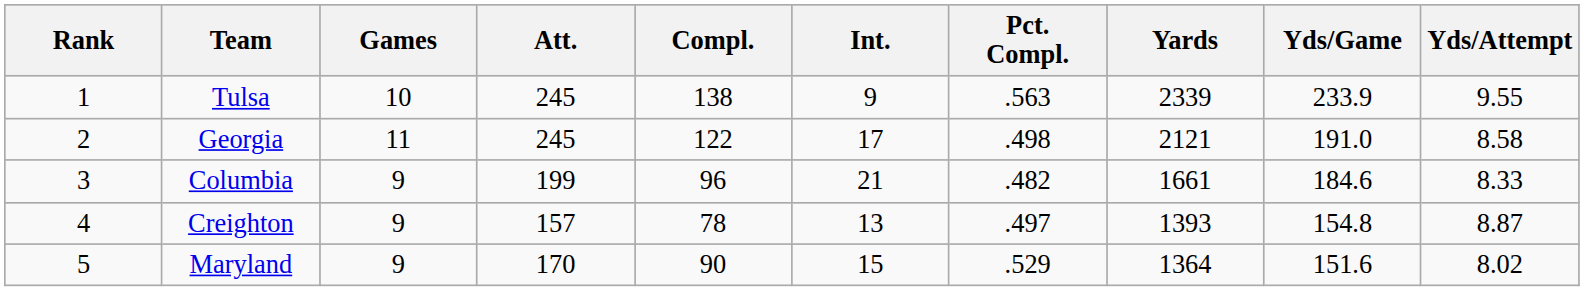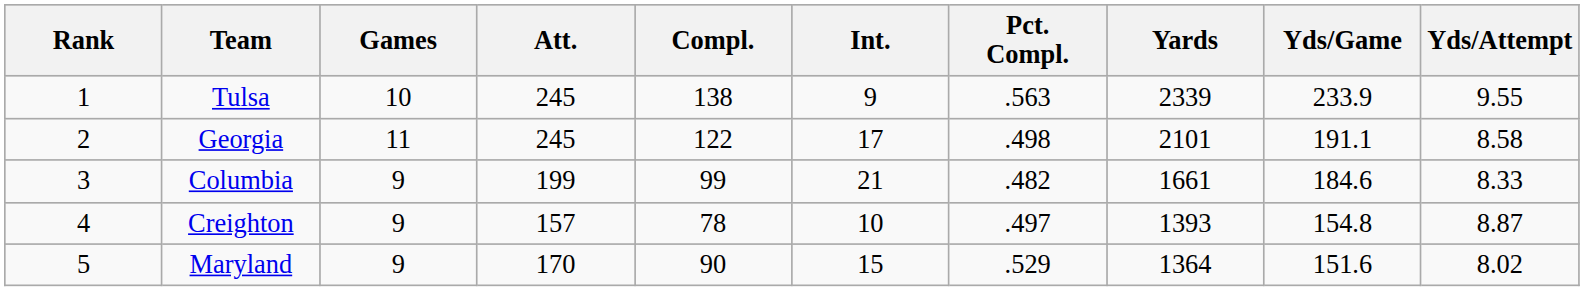(1185, 138) 2121 -> (1185, 138) 2101
(1342, 138) 191.0 -> (1342, 138) 191.1
(713, 180) 96 -> (713, 180) 99
(870, 222) 13 -> (870, 222) 10
